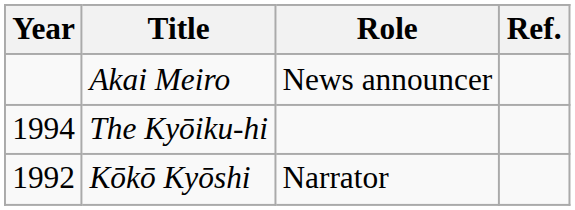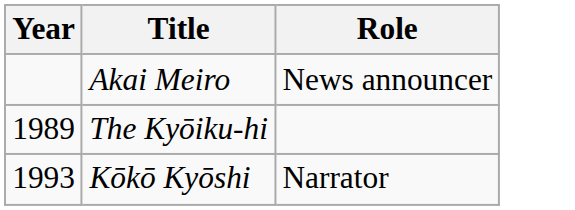- column: (534, 29)
(44, 128) 1994 -> (44, 128) 1989
(44, 178) 1992 -> (44, 178) 1993
